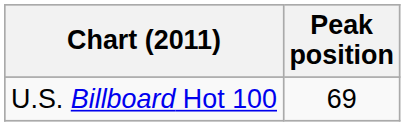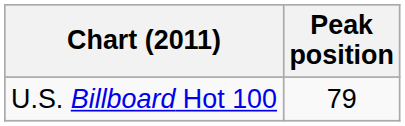(342, 98) 69 -> (342, 98) 79
